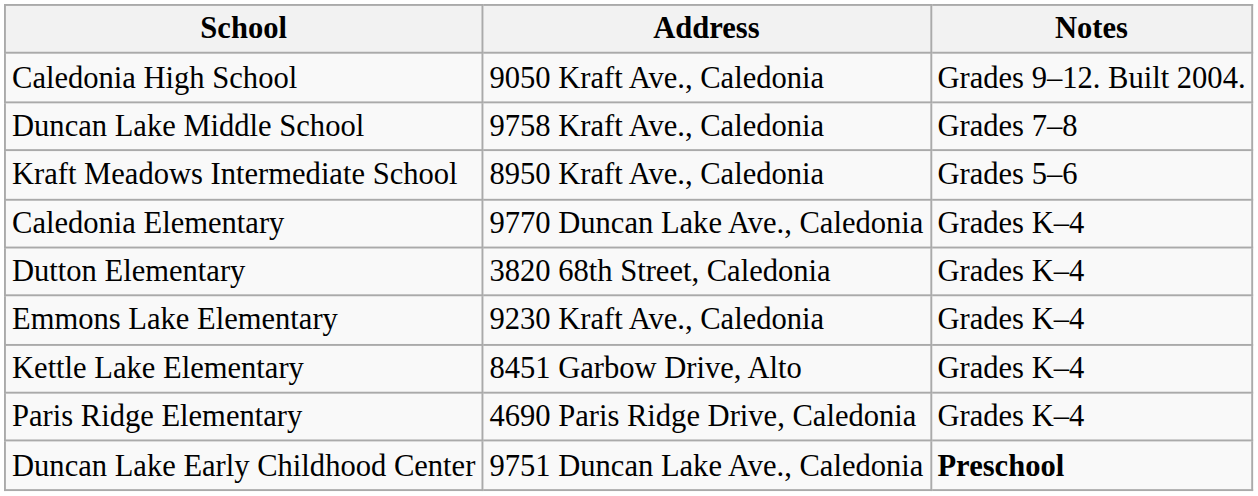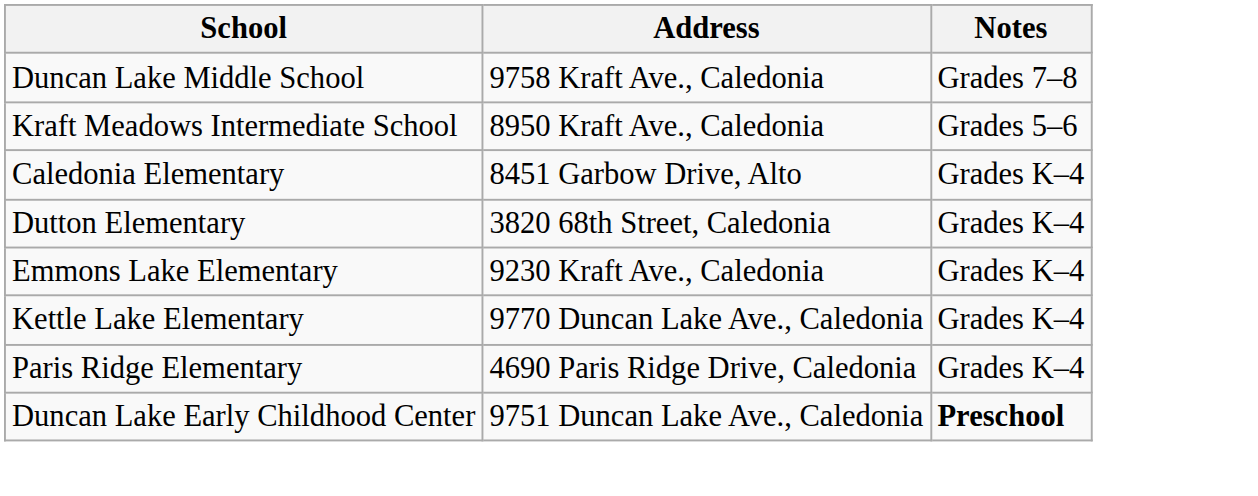- row: (155, 77)
(706, 222) 9770 Duncan Lake Ave., Caledonia -> (646, 174) 8451 Garbow Drive, Alto
(646, 367) 8451 Garbow Drive, Alto -> (706, 319) 9770 Duncan Lake Ave., Caledonia
